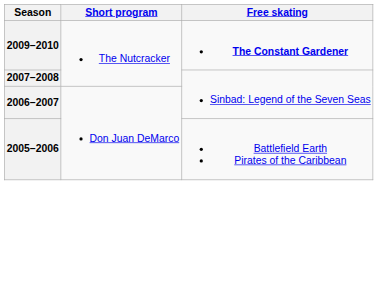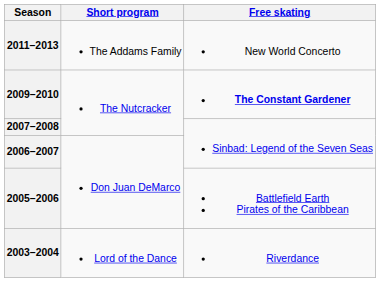+ row: (33, 45)
+ row: (33, 253)
